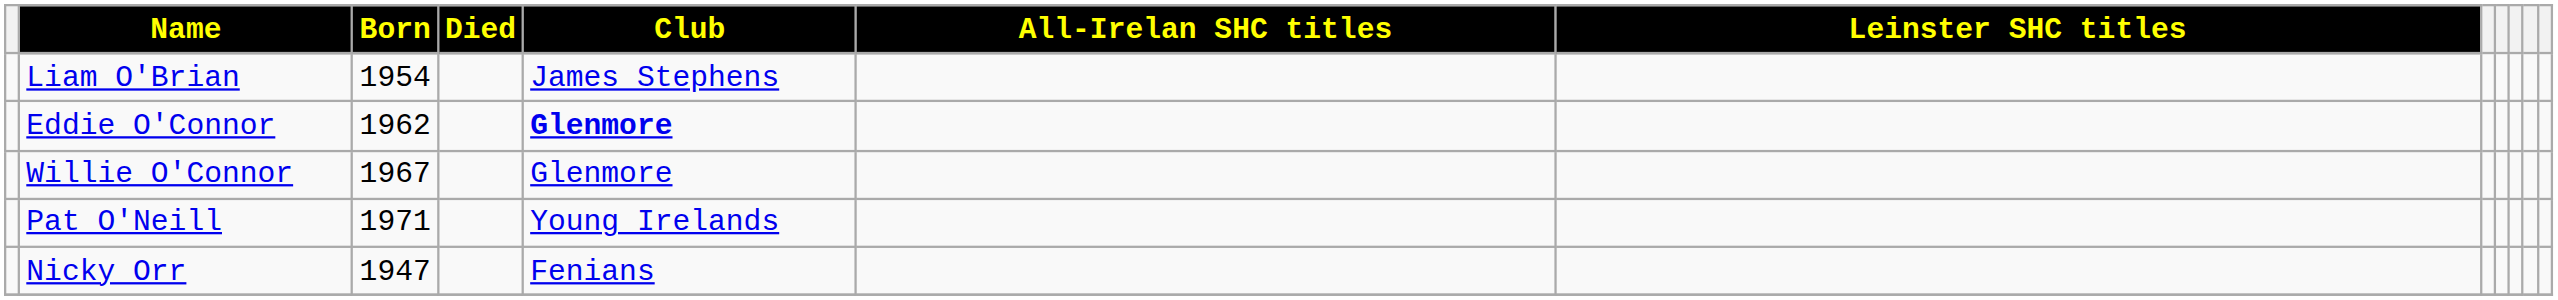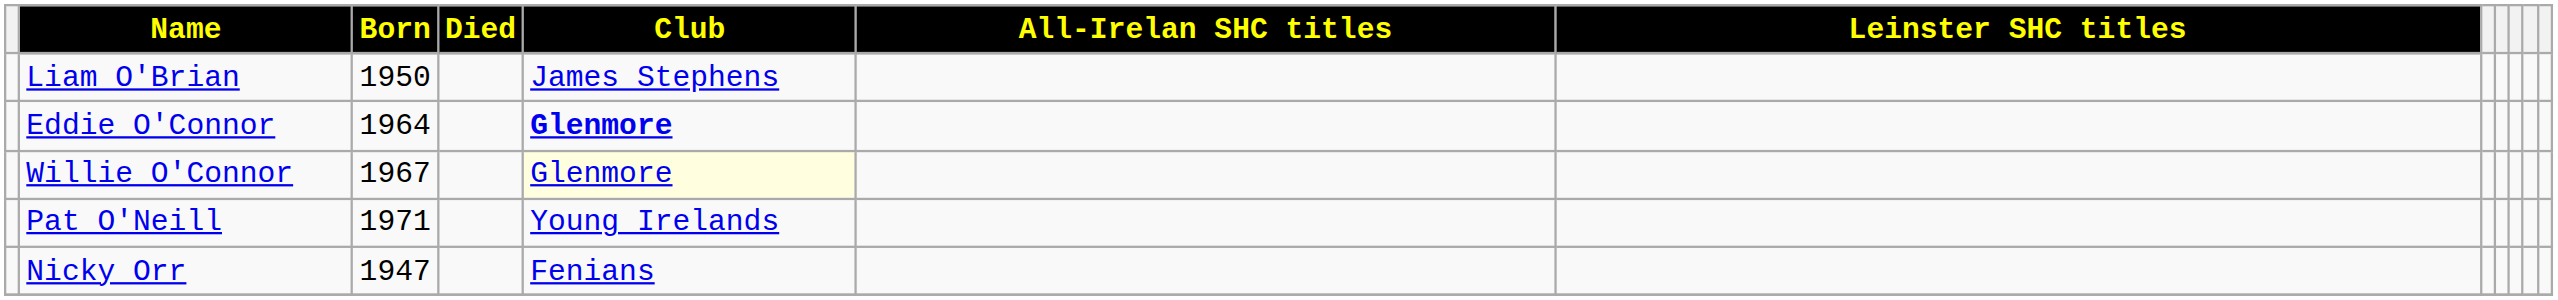(395, 78) 1954 -> (395, 78) 1950
(395, 126) 1962 -> (395, 126) 1964
(601, 174) no background -> (601, 174) lightyellow background
